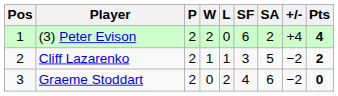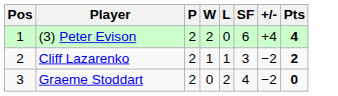- column: (270, 15)
